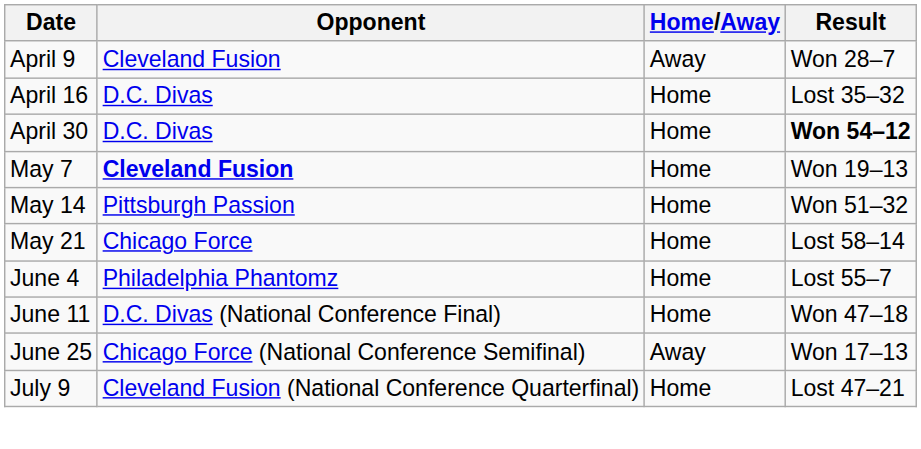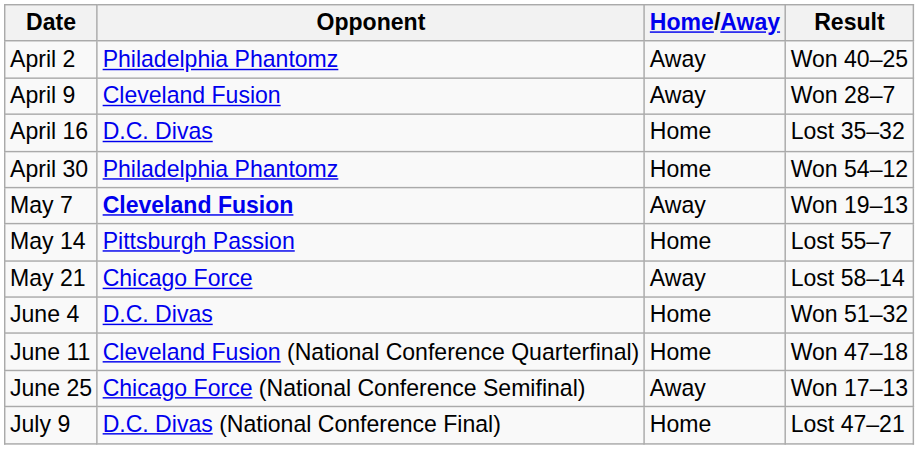+ row: (43, 59)
(158, 132) D.C. Divas -> (220, 168) Philadelphia Phantomz
(851, 132) bold -> (849, 168) normal
(681, 168) Home -> (678, 205) Away
(849, 205) Won 51–32 -> (841, 242) Lost 55–7
(681, 242) Home -> (678, 278) Away
(220, 278) Philadelphia Phantomz -> (158, 315) D.C. Divas
(841, 278) Lost 55–7 -> (849, 315) Won 51–32
(302, 315) D.C. Divas (National Conference Final) -> (371, 351) Cleveland Fusion (National Conference Quarterfinal)
(371, 388) Cleveland Fusion (National Conference Quarterfinal) -> (302, 424) D.C. Divas (National Conference Final)
